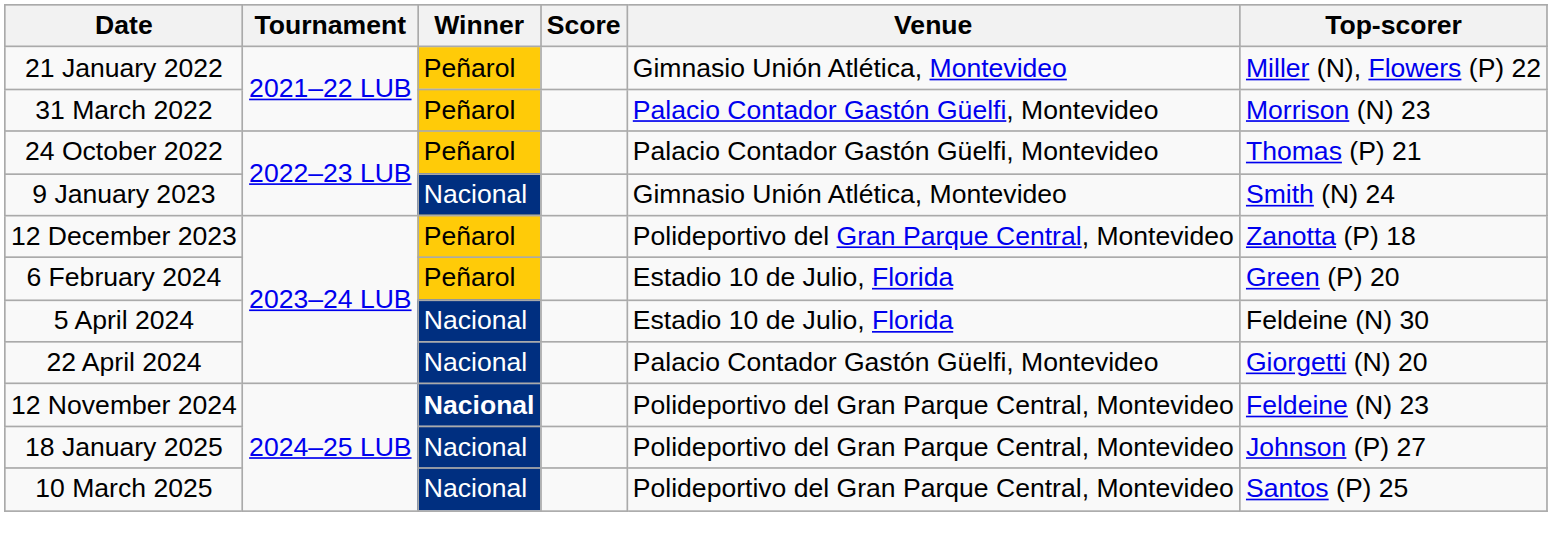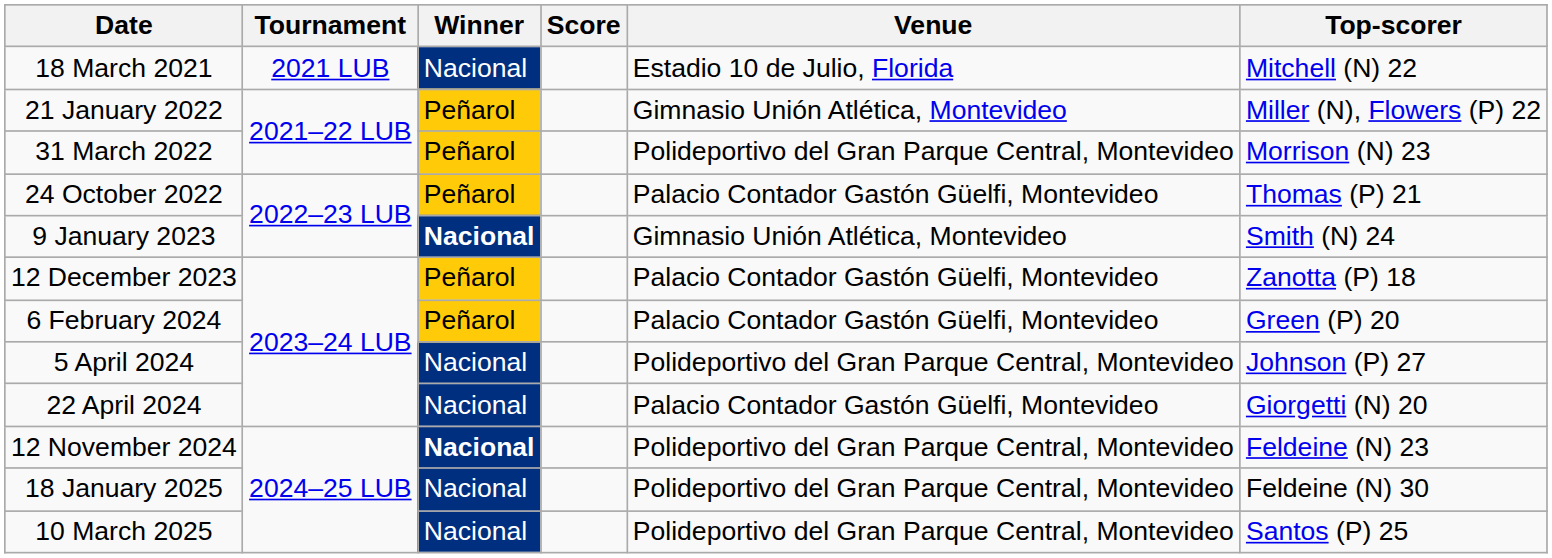+ row: (124, 67)
(896, 109) Palacio Contador Gastón Güelfi, Montevideo -> (933, 151) Polideportivo del Gran Parque Central, Montevideo
(475, 194) normal -> (479, 236) bold
(933, 236) Polideportivo del Gran Parque Central, Montevideo -> (896, 278) Palacio Contador Gastón Güelfi, Montevideo
(793, 278) Estadio 10 de Julio, Florida -> (896, 320) Palacio Contador Gastón Güelfi, Montevideo
(793, 320) Estadio 10 de Julio, Florida -> (933, 362) Polideportivo del Gran Parque Central, Montevideo
(1337, 320) Feldeine (N) 30 -> (1336, 362) Johnson (P) 27
(1336, 446) Johnson (P) 27 -> (1337, 488) Feldeine (N) 30
